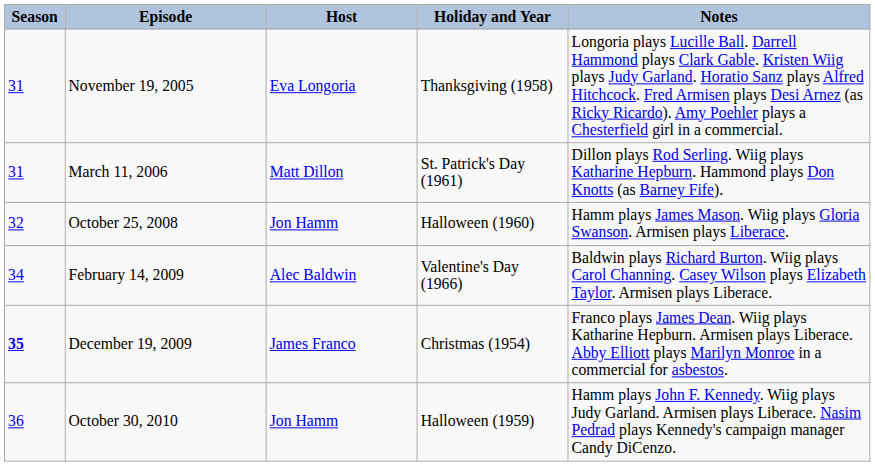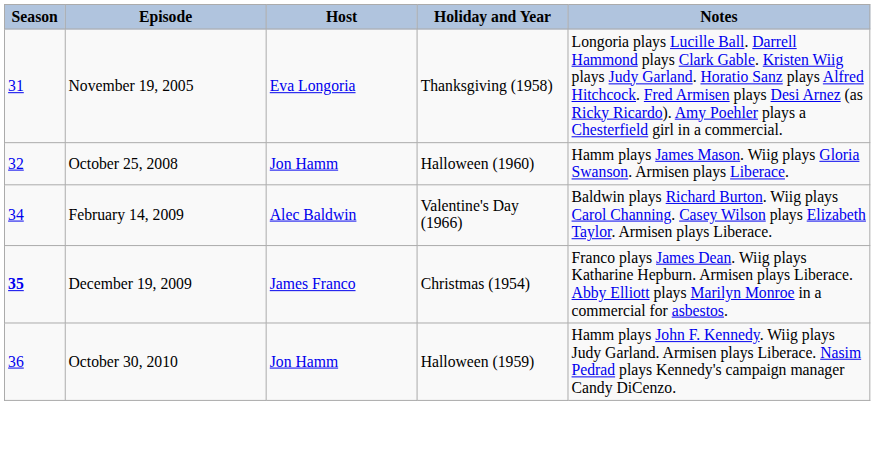- row: (118, 172)
